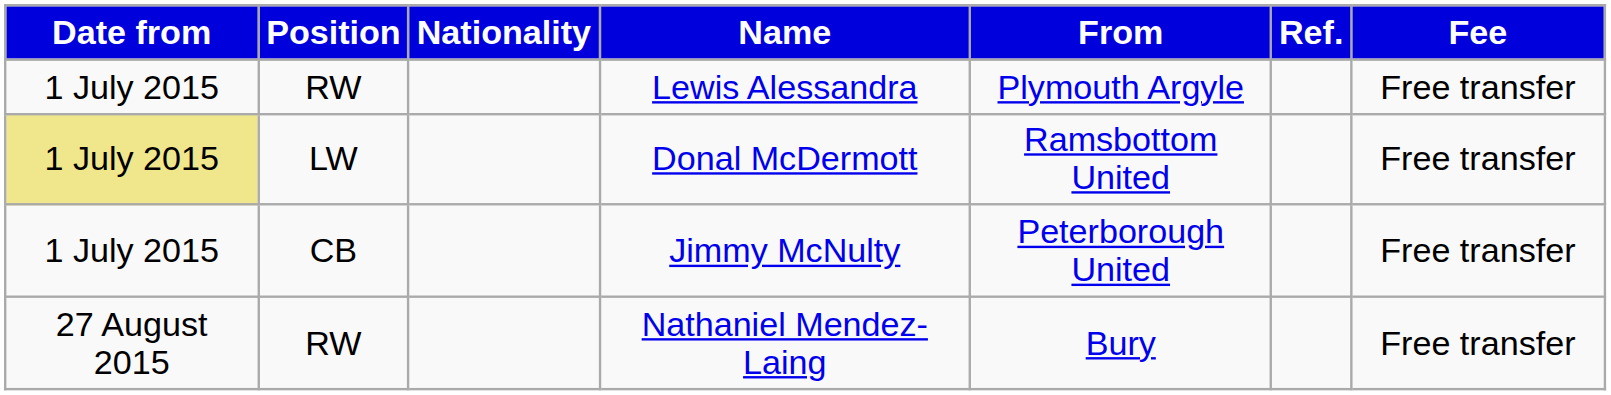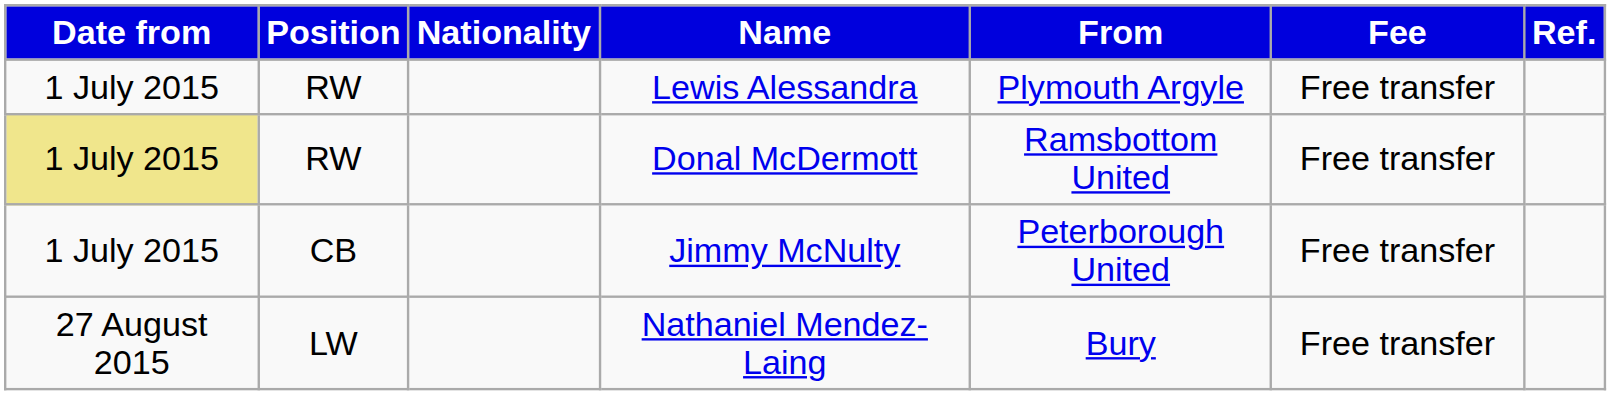columns swapped: (1478, 33) <-> (1311, 33)
(333, 159) LW -> (333, 159) RW
(333, 343) RW -> (333, 343) LW
